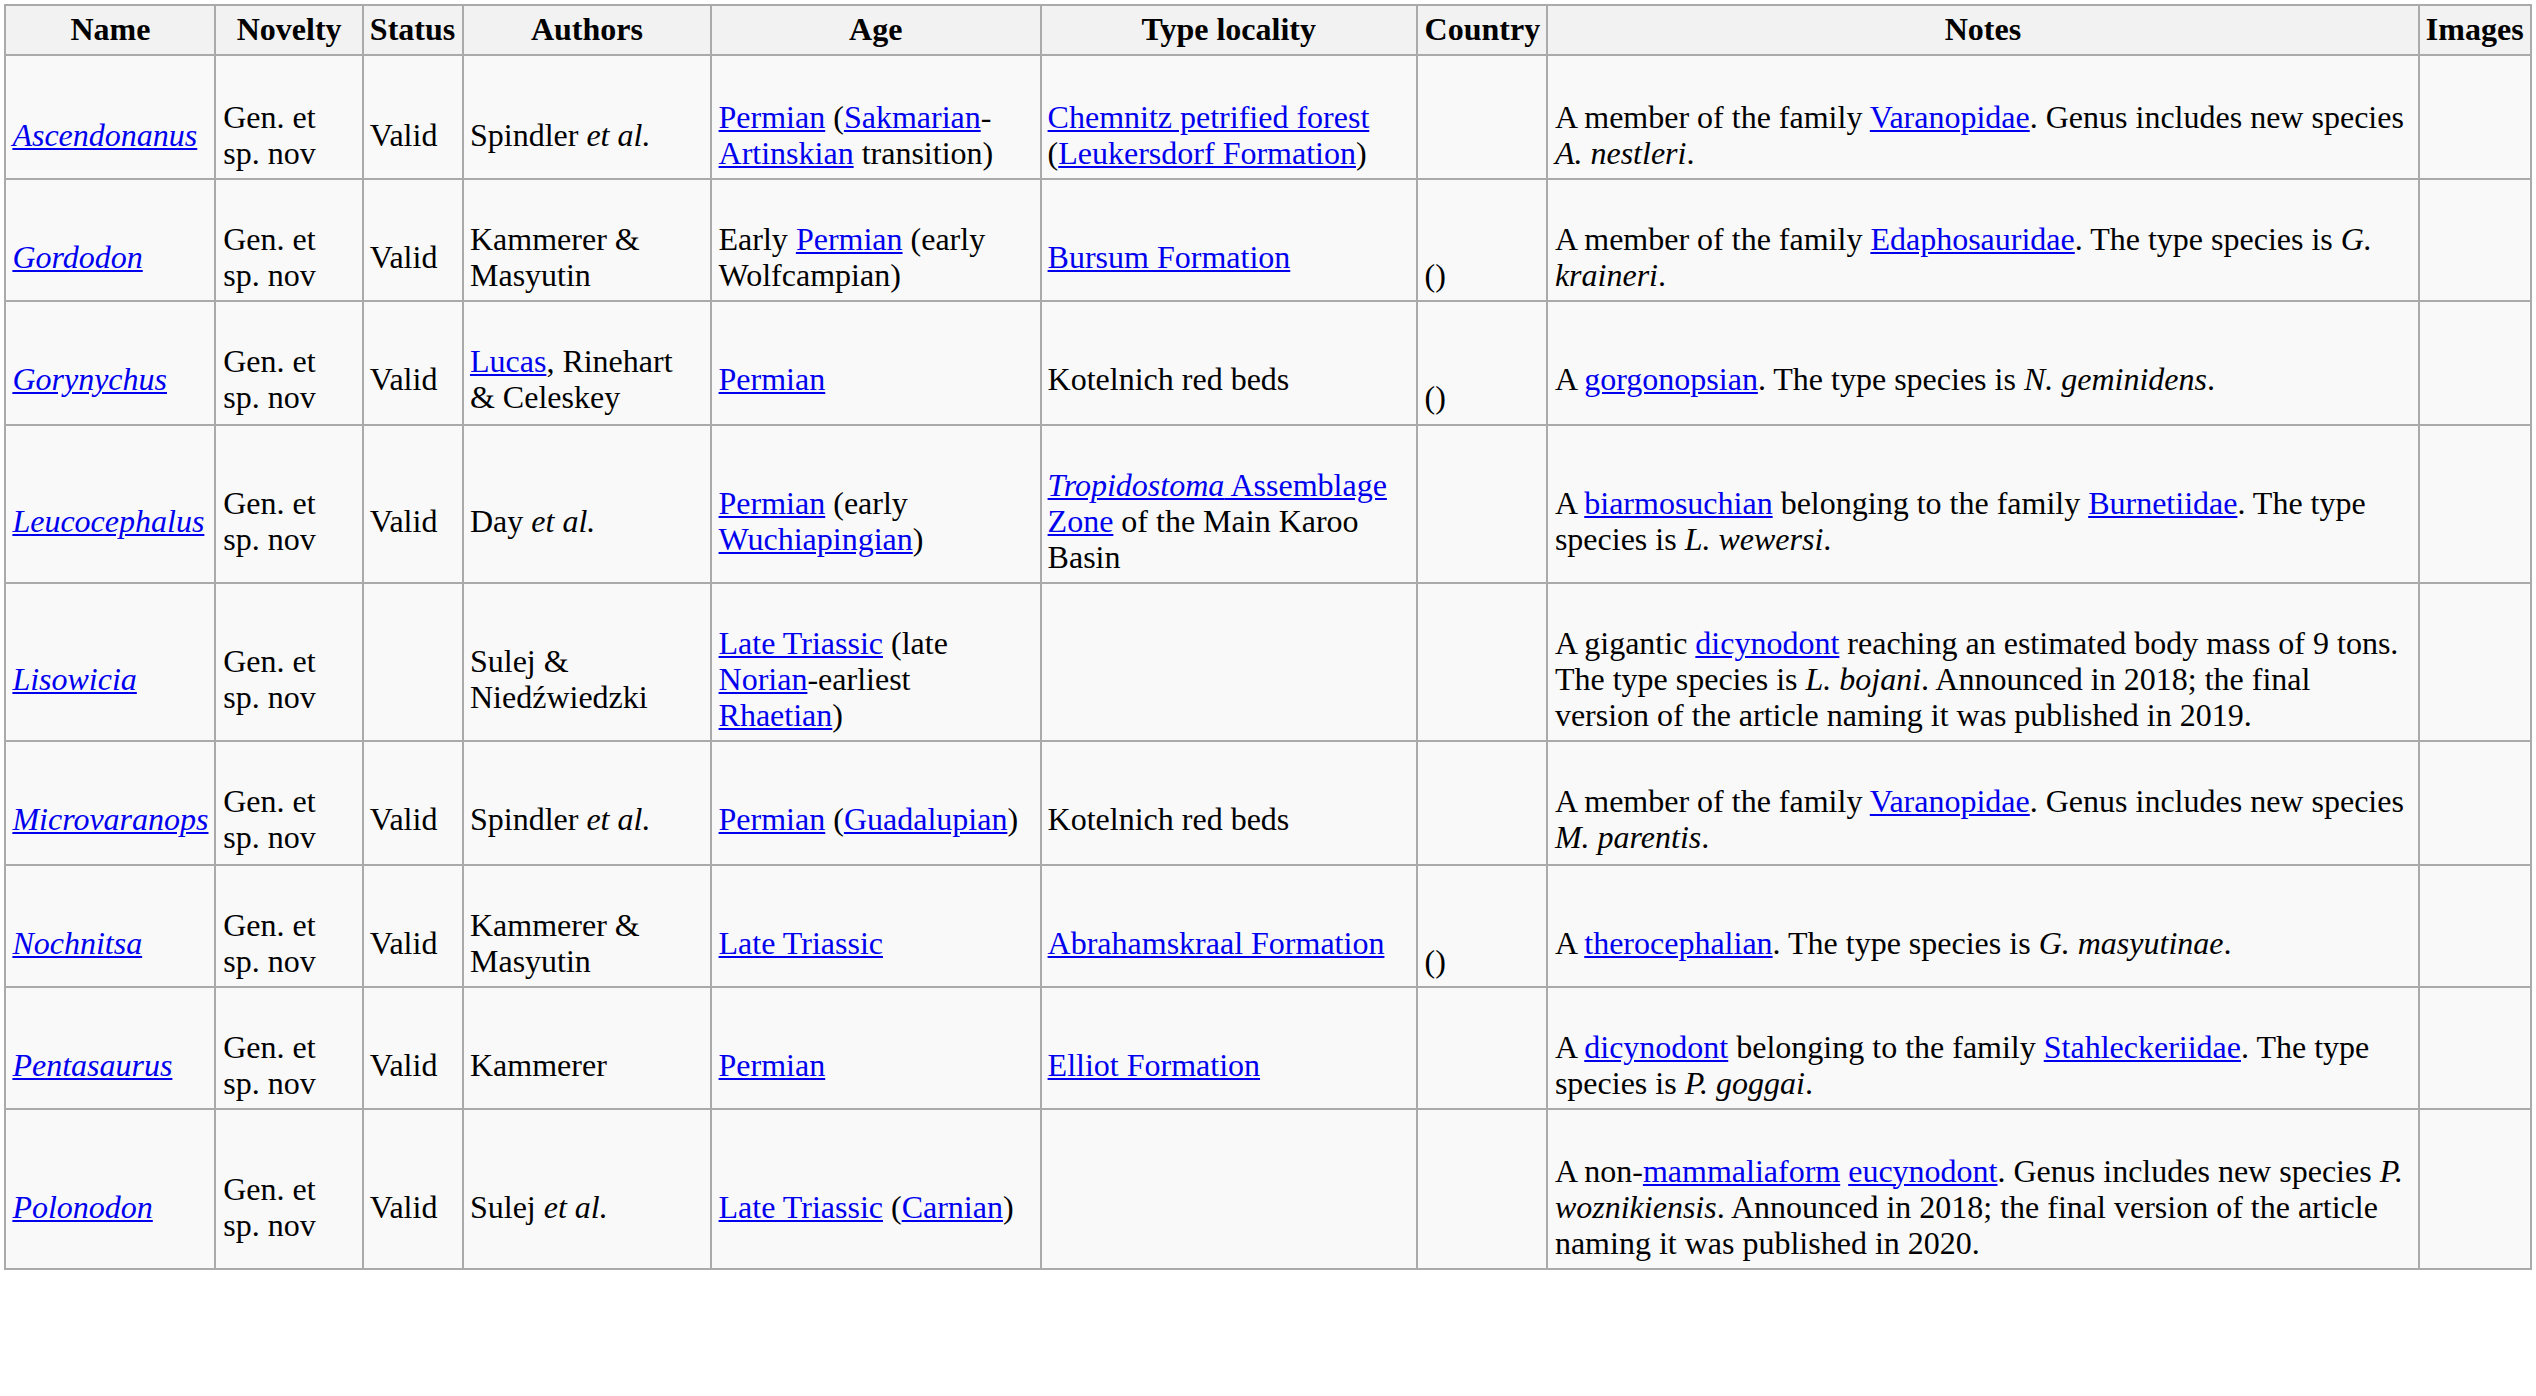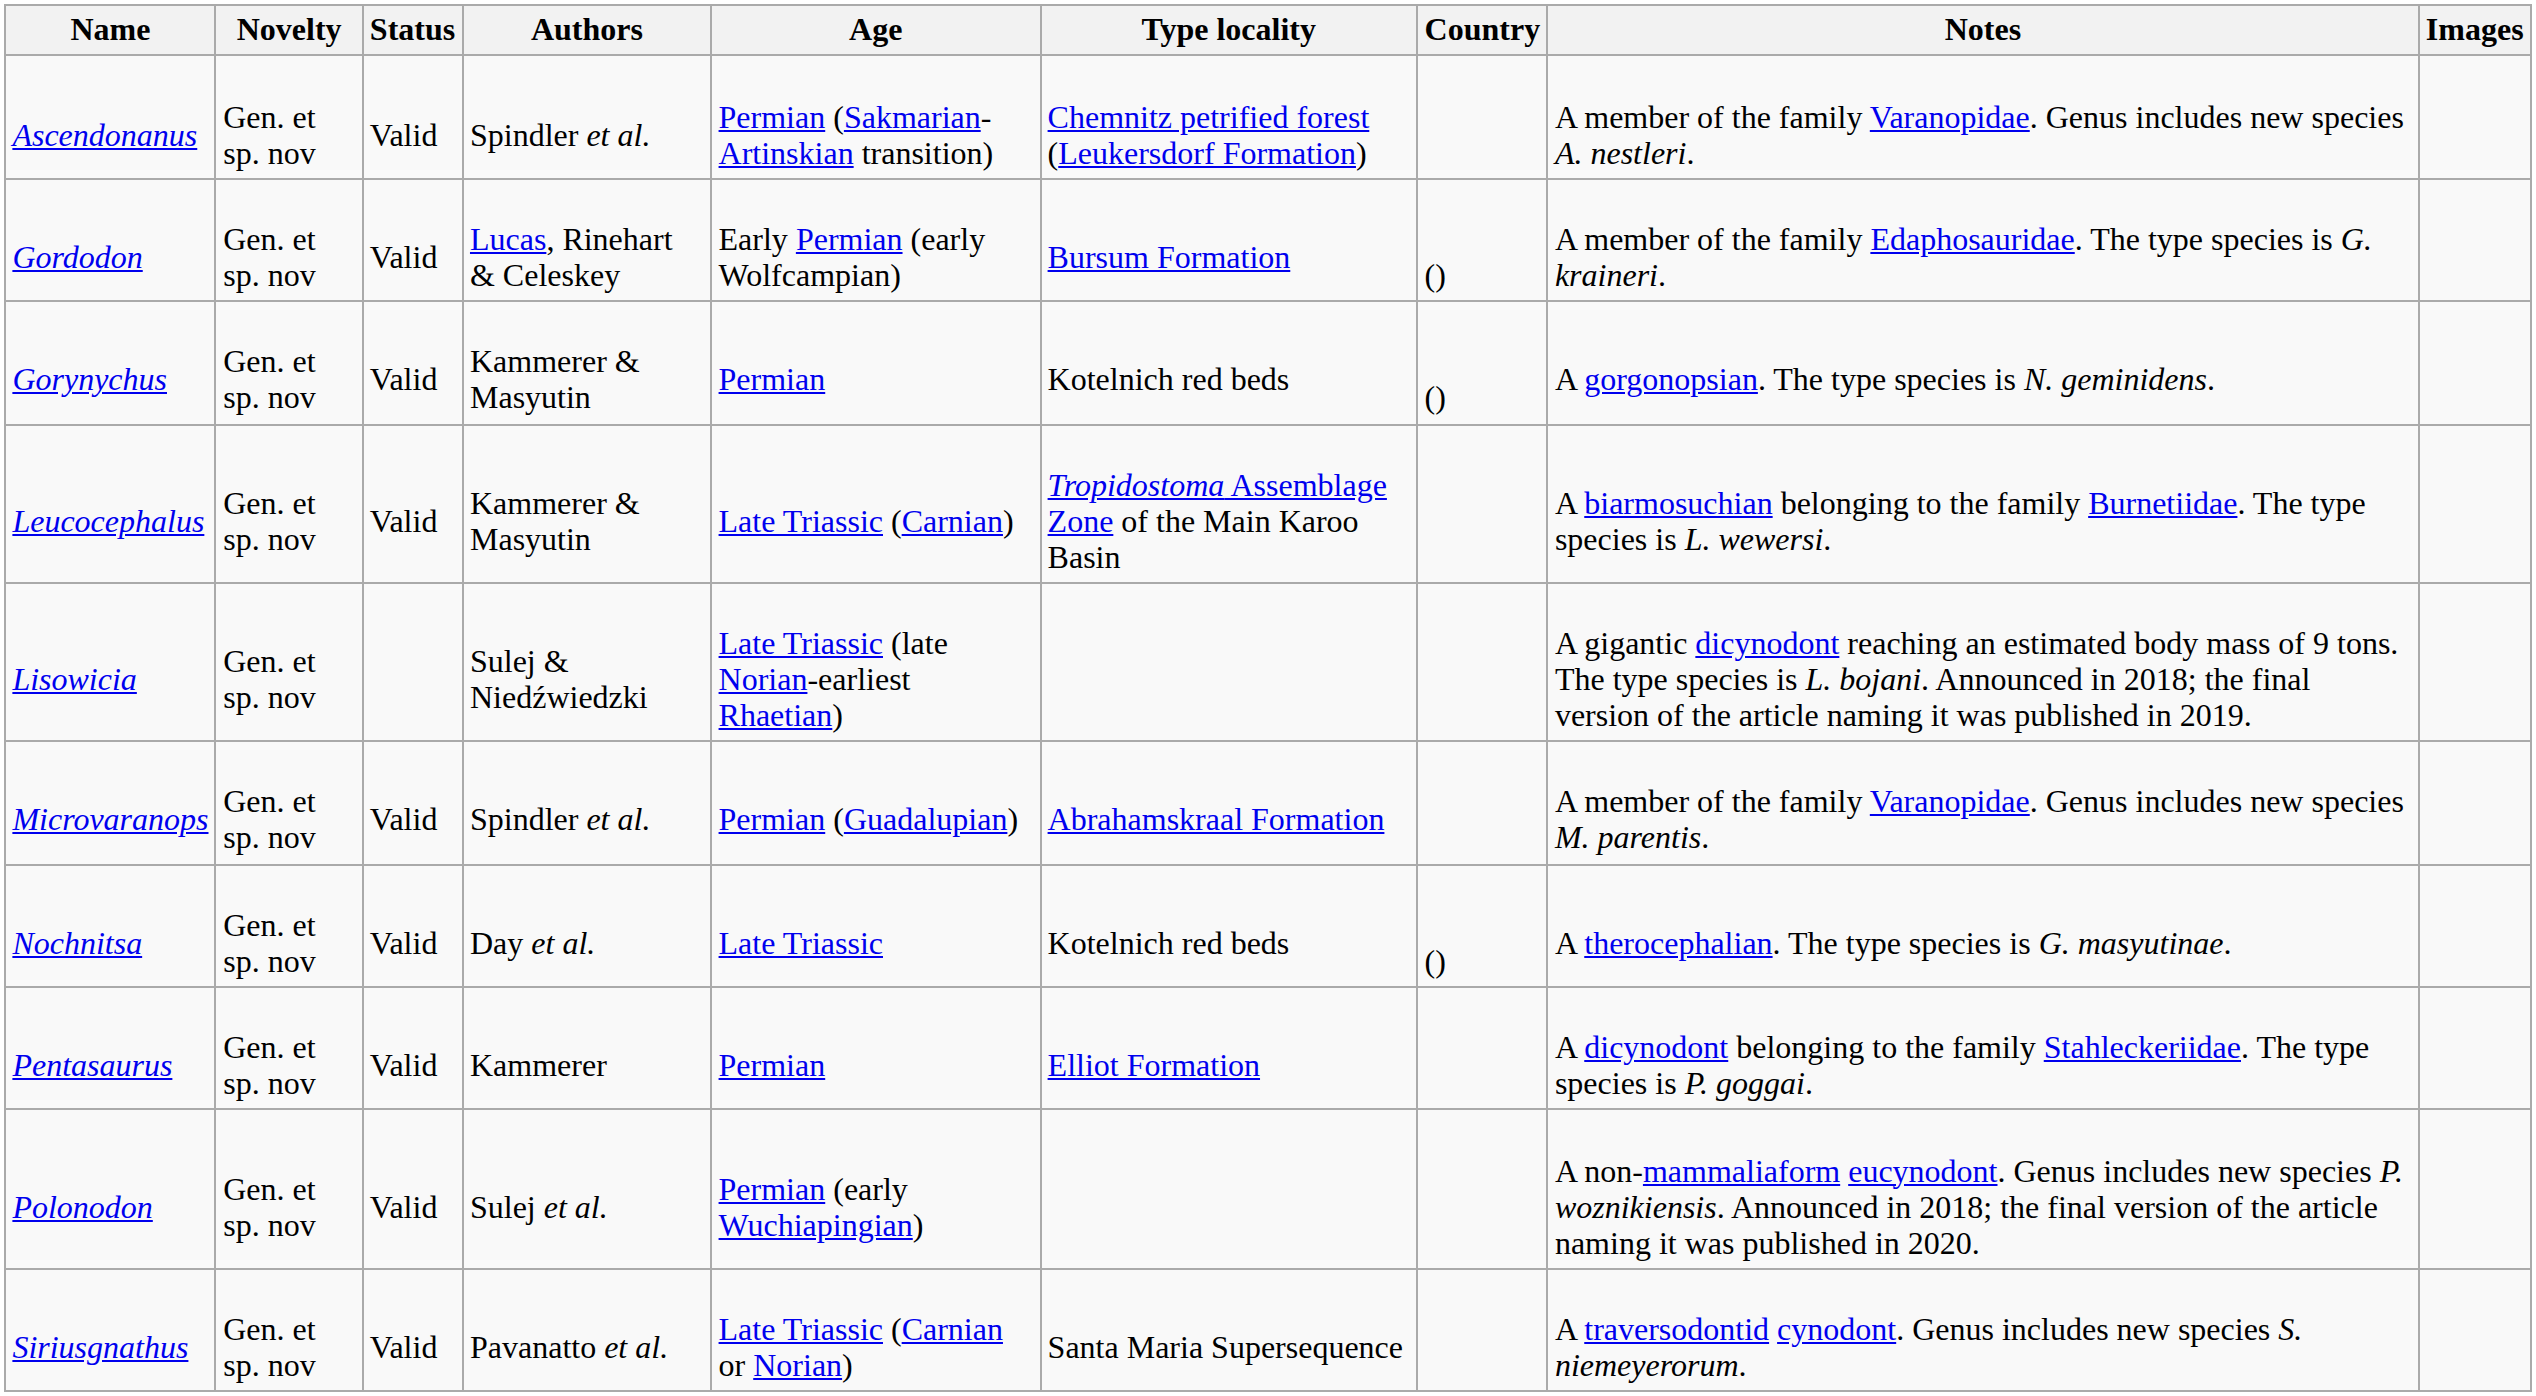(555, 257) Kammerer & Masyutin -> (571, 257) Lucas, Rinehart & Celeskey
(571, 380) Lucas, Rinehart & Celeskey -> (555, 380) Kammerer & Masyutin
(533, 520) Day et al. -> (555, 520) Kammerer & Masyutin
(821, 520) Permian (early Wuchiapingian) -> (866, 520) Late Triassic (Carnian)
(1168, 820) Kotelnich red beds -> (1216, 820) Abrahamskraal Formation
(555, 943) Kammerer & Masyutin -> (533, 943) Day et al.
(1216, 943) Abrahamskraal Formation -> (1168, 943) Kotelnich red beds
(866, 1206) Late Triassic (Carnian) -> (821, 1206) Permian (early Wuchiapingian)
+ row: (100, 1347)
